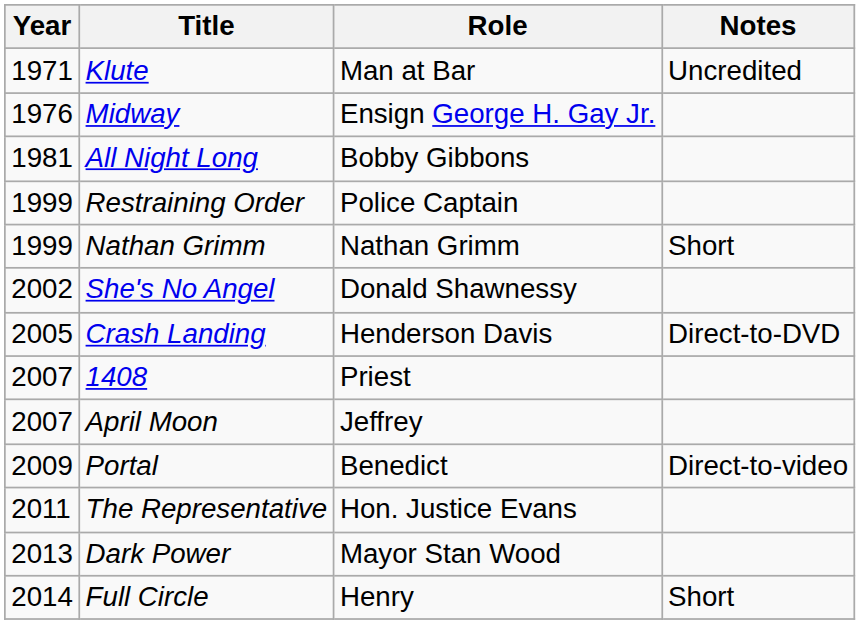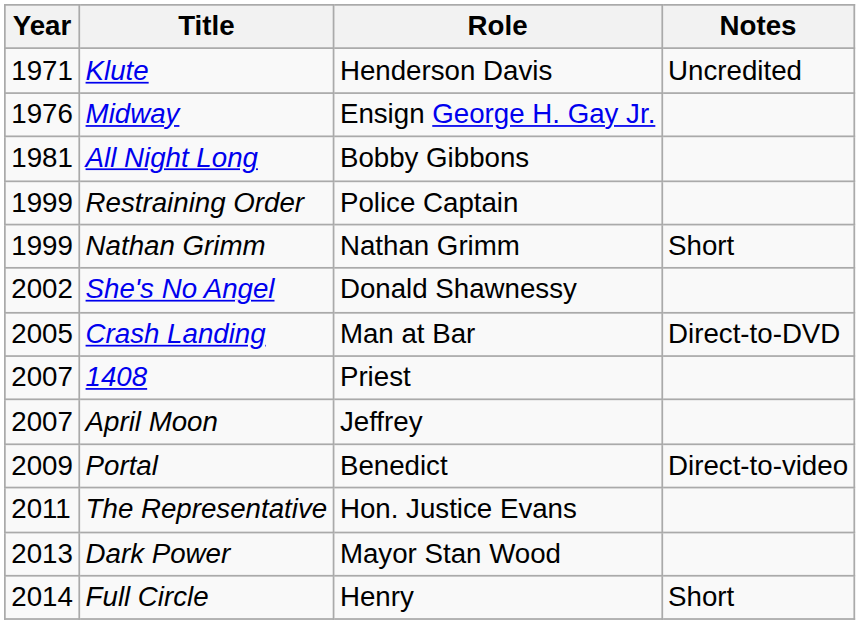(408, 70) Man at Bar -> (446, 70) Henderson Davis
(446, 333) Henderson Davis -> (408, 333) Man at Bar
